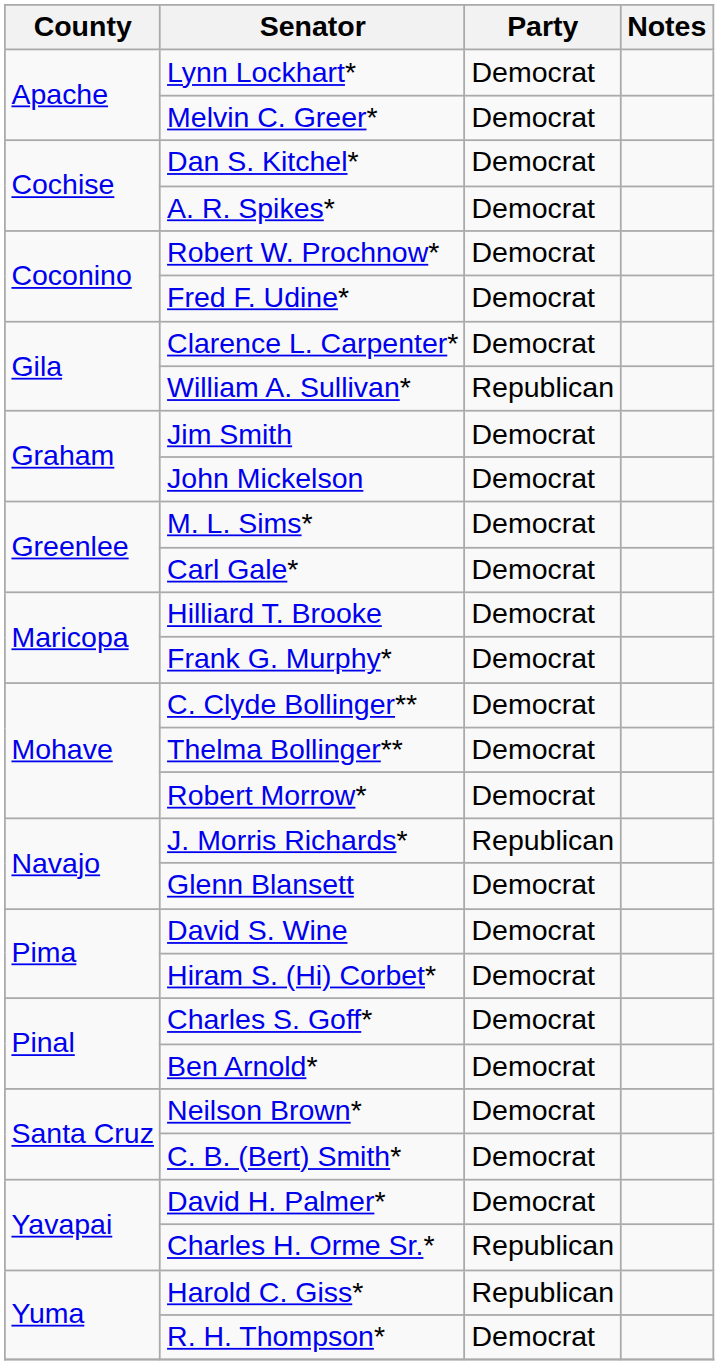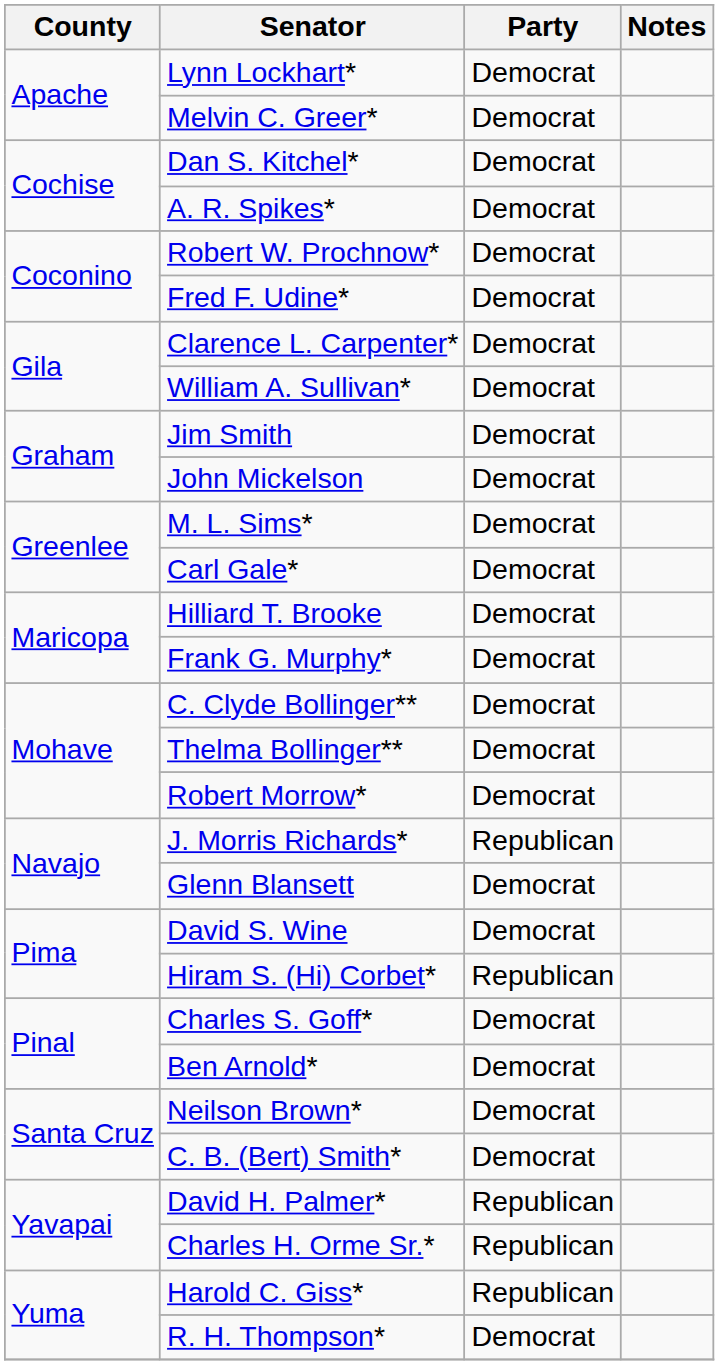(543, 388) Republican -> (533, 388) Democrat
(533, 975) Democrat -> (543, 975) Republican
(533, 1201) Democrat -> (543, 1201) Republican
